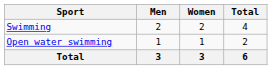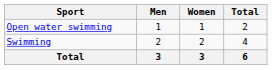rows swapped: (59, 42) <-> (29, 27)
